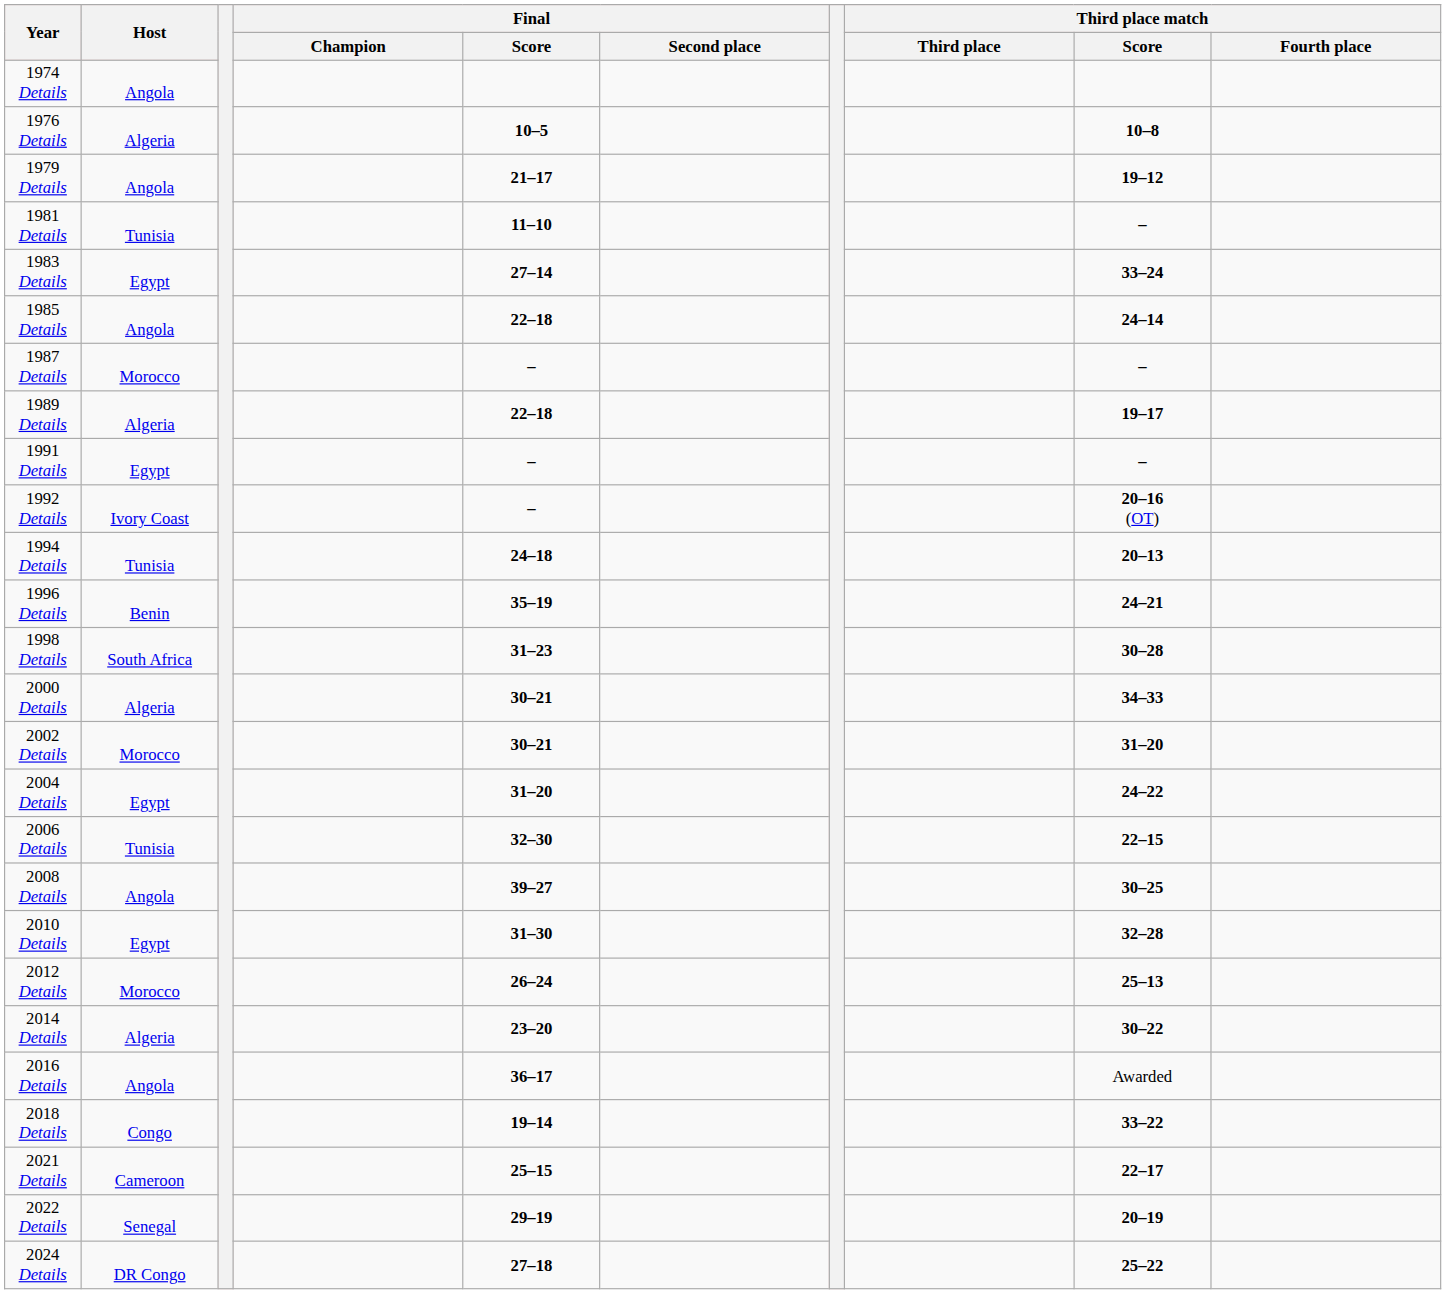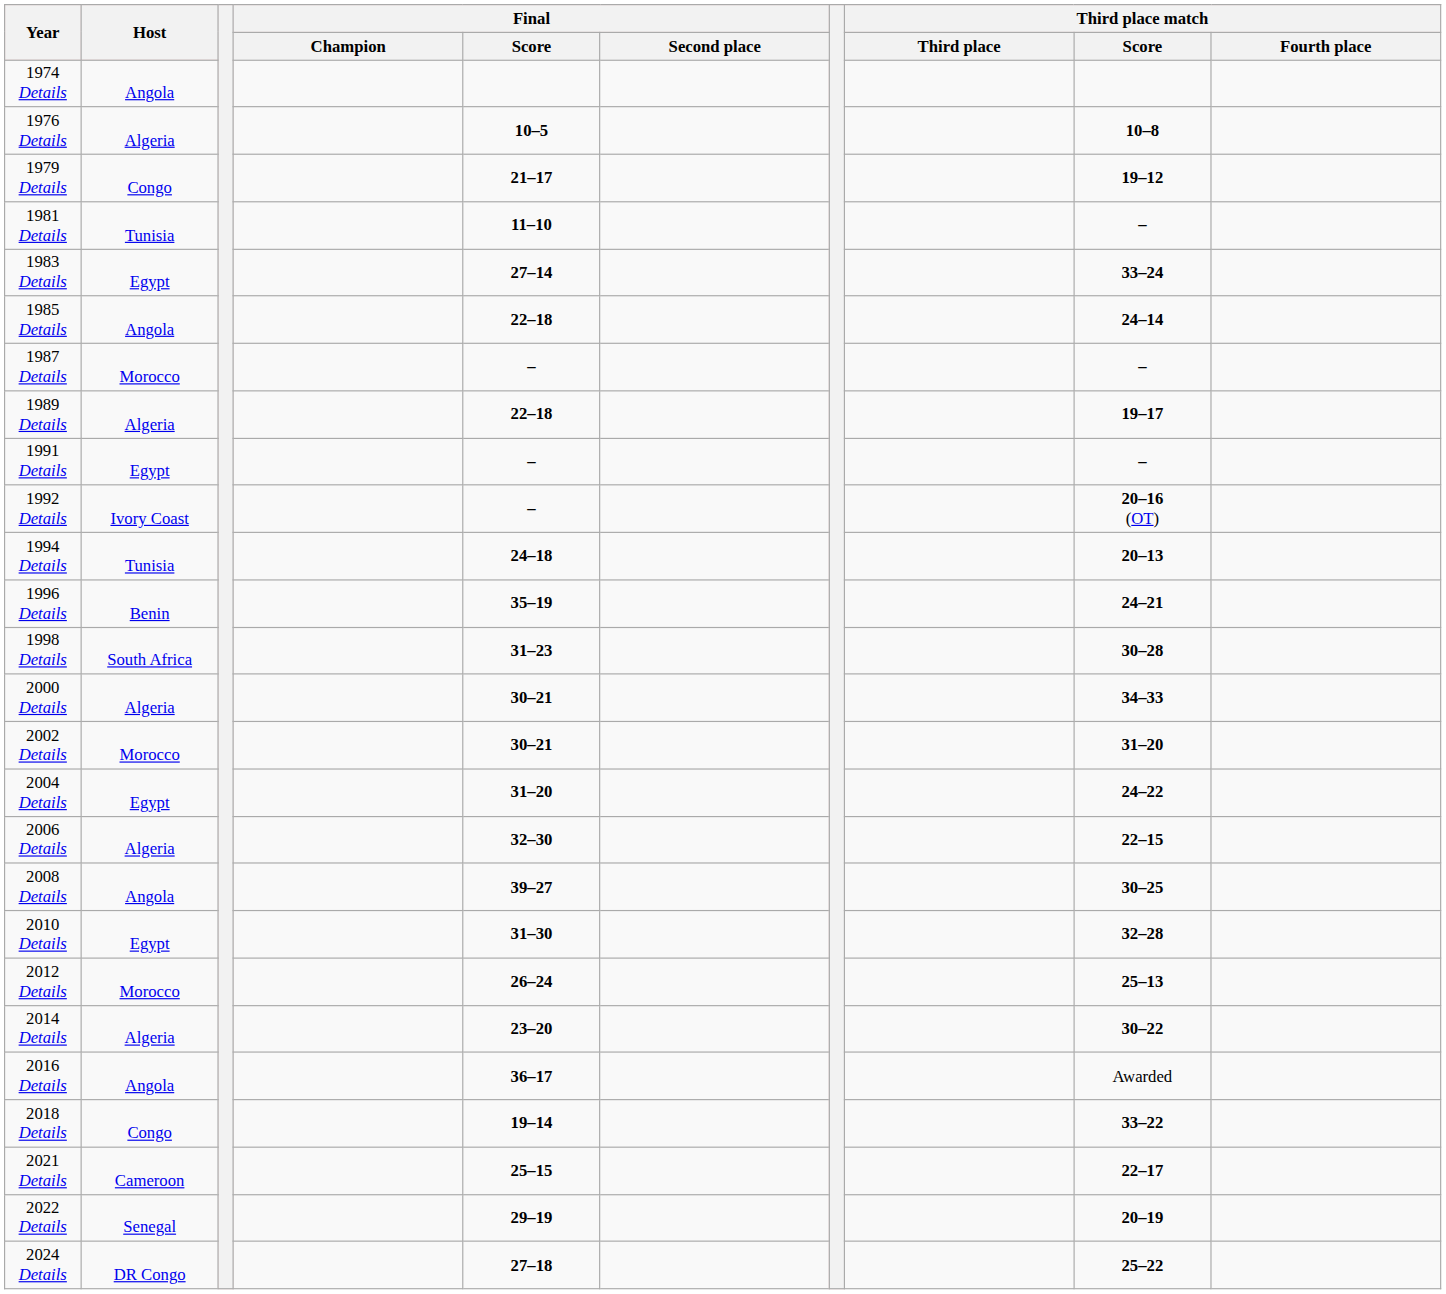(150, 188) Angola -> (150, 188) Congo
(150, 849) Tunisia -> (150, 849) Algeria
